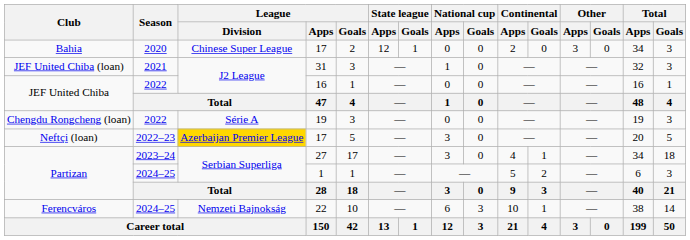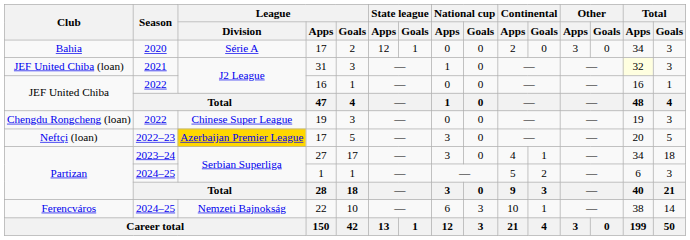(242, 48) Chinese Super League -> (242, 48) Série A
(638, 66) no background -> (638, 66) lightyellow background
(242, 119) Série A -> (242, 119) Chinese Super League
